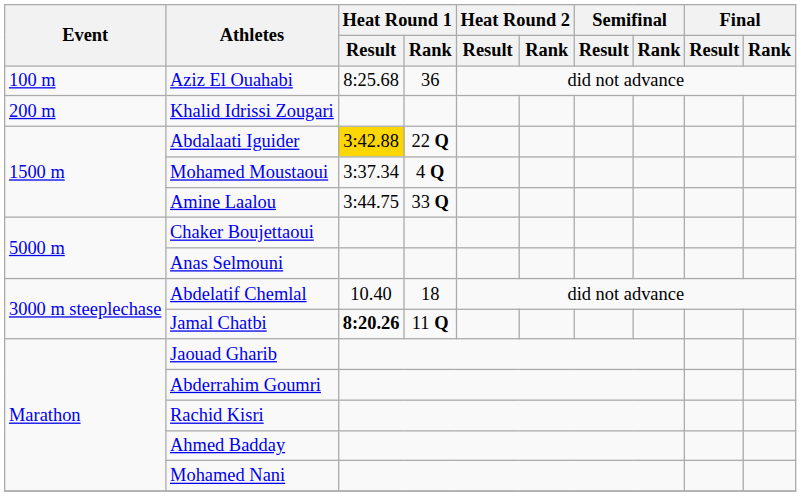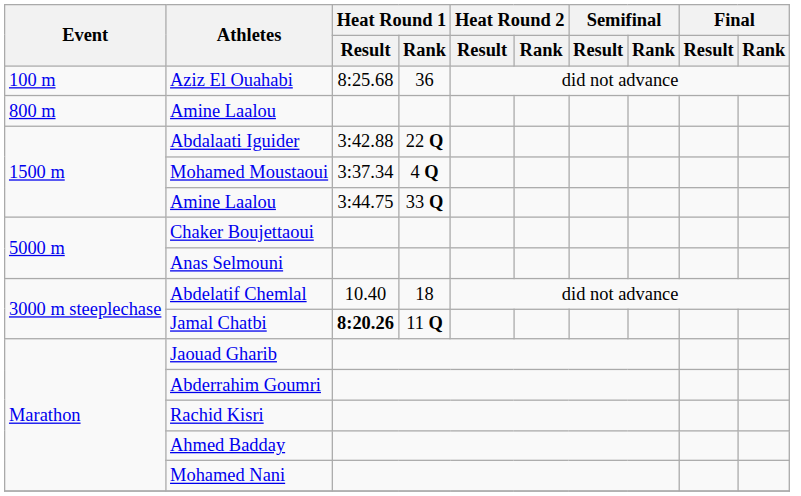- row: (32, 111)
+ row: (32, 111)
(371, 141) gold background -> (365, 141) no background
